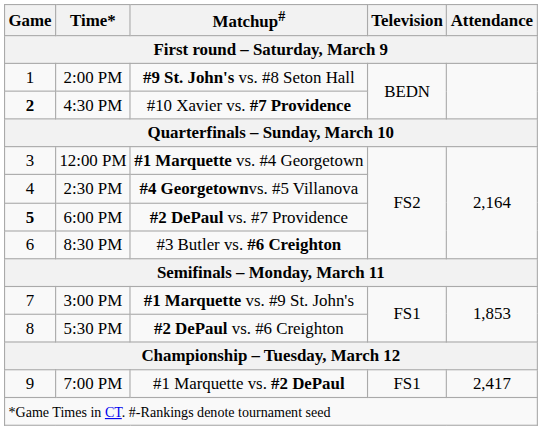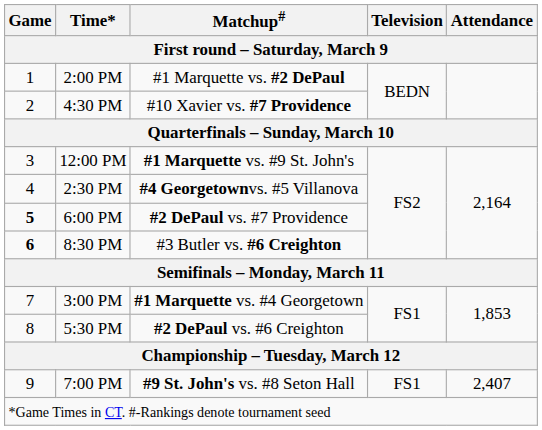(249, 77) #9 St. John's vs. #8 Seton Hall -> (249, 77) #1 Marquette vs. #2 DePaul
(30, 105) bold -> (30, 105) normal
(249, 161) #1 Marquette vs. #4 Georgetown -> (249, 161) #1 Marquette vs. #9 St. John's
(30, 244) normal -> (30, 244) bold
(249, 300) #1 Marquette vs. #9 St. John's -> (249, 300) #1 Marquette vs. #4 Georgetown
(249, 383) #1 Marquette vs. #2 DePaul -> (249, 383) #9 St. John's vs. #8 Seton Hall
(492, 383) 2,417 -> (492, 383) 2,407
